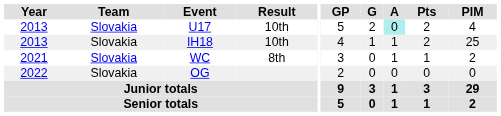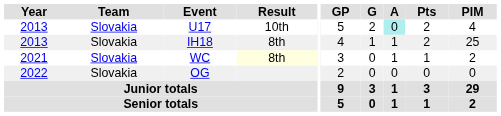(277, 42) 10th -> (277, 42) 8th
(277, 58) no background -> (277, 58) lightyellow background
